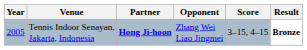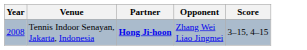- column: (286, 12)
(16, 32) 2005 -> (16, 32) 2008
